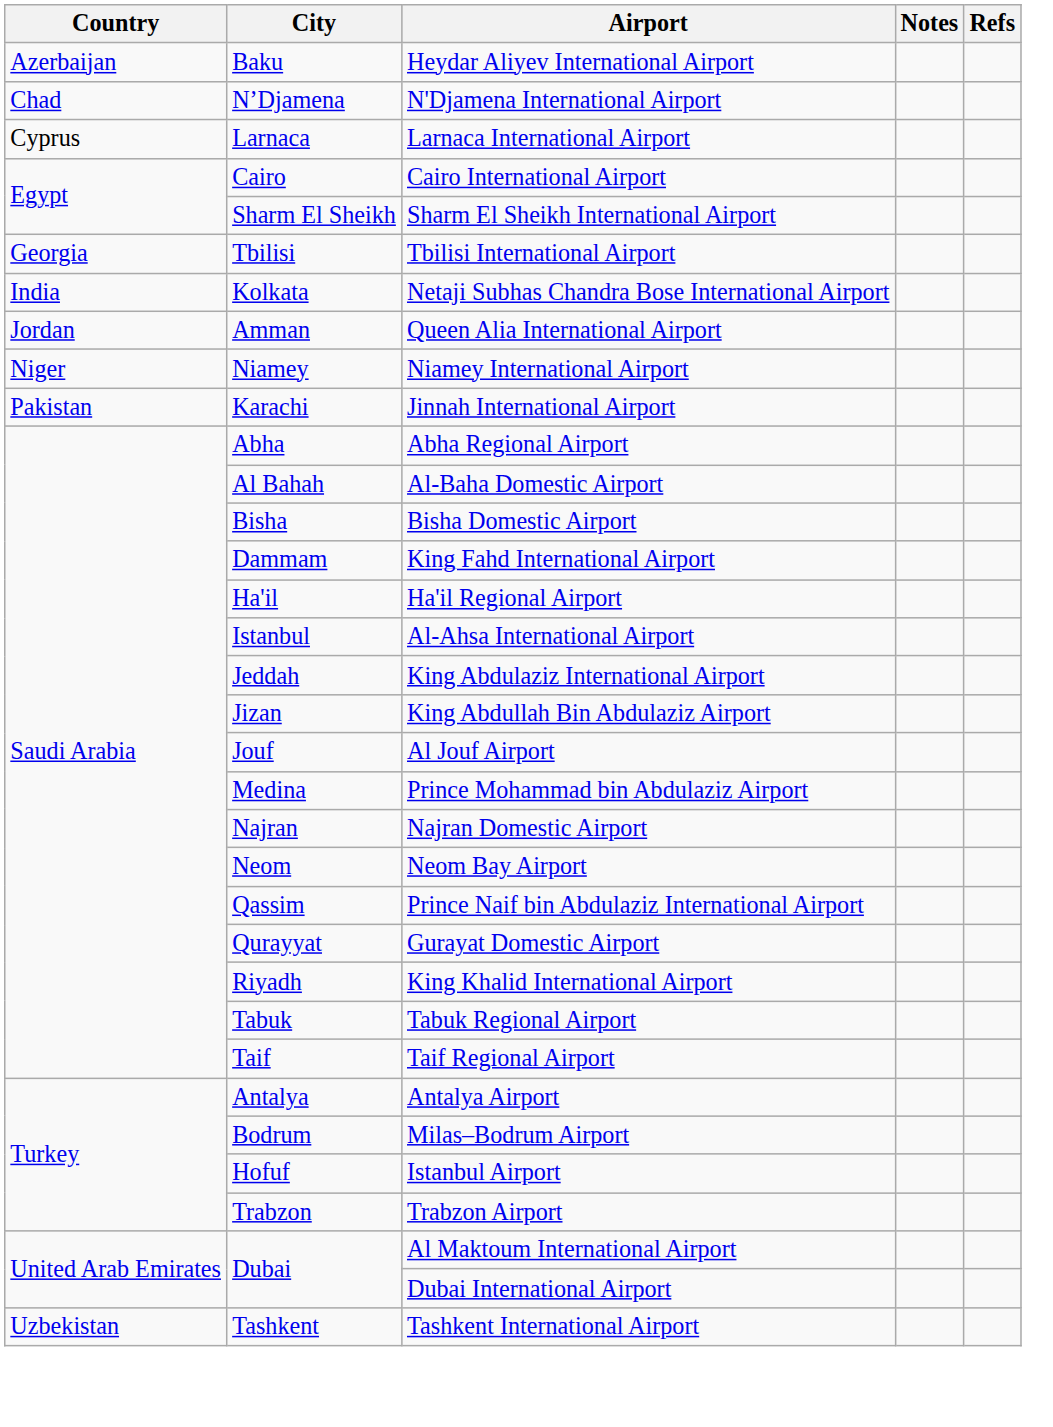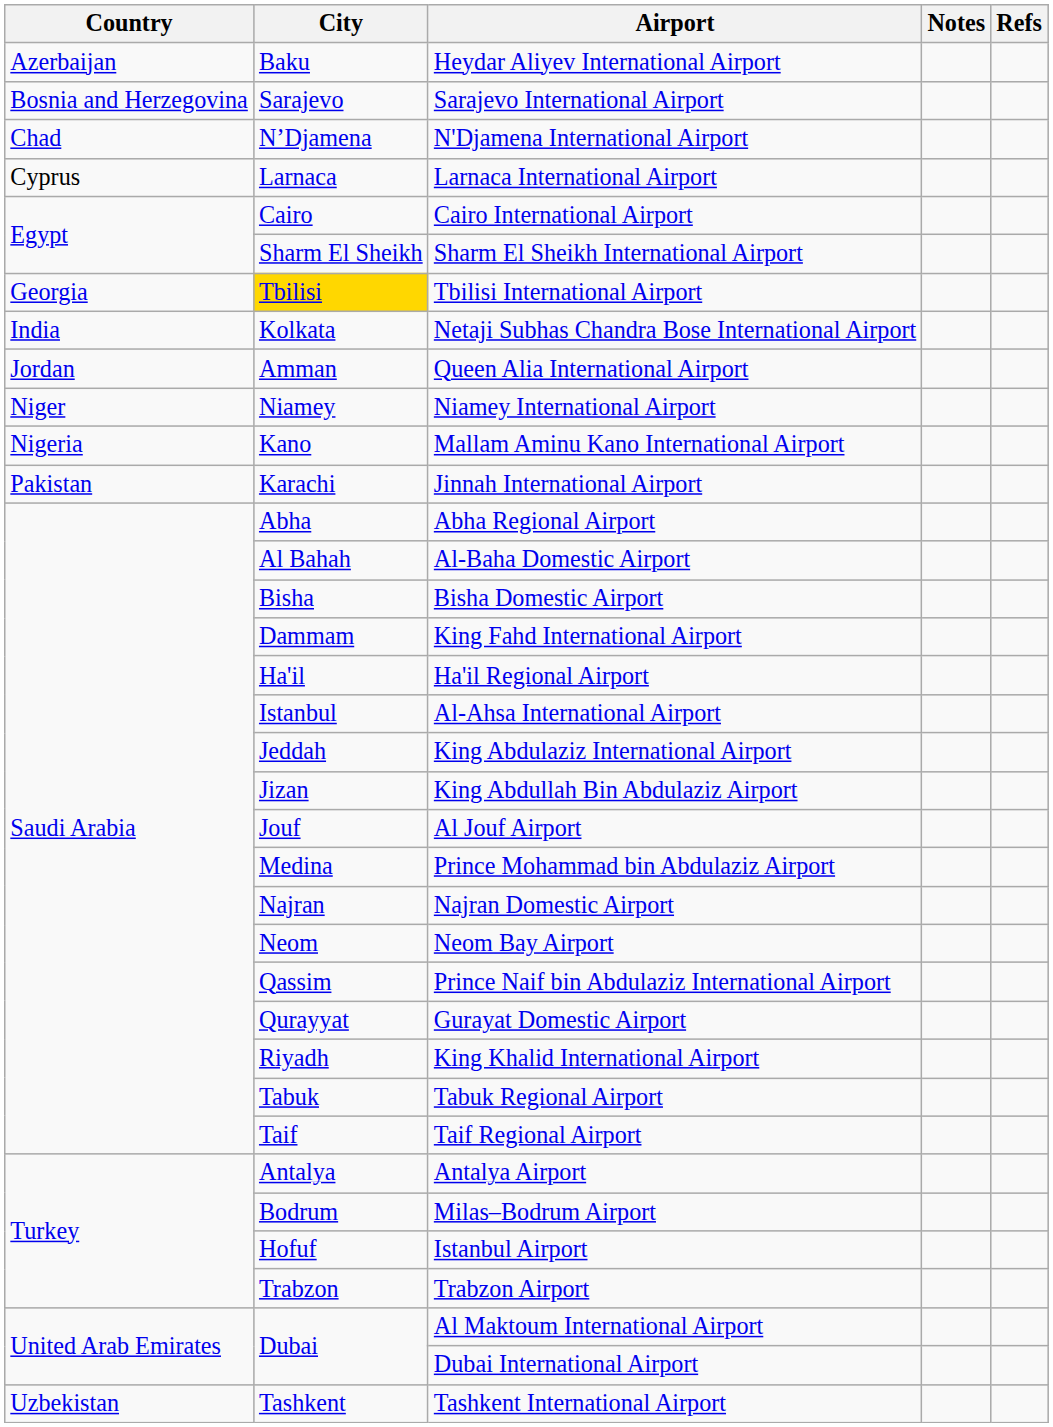+ row: (579, 100)
(264, 253) no background -> (290, 291) gold background
+ row: (639, 445)
